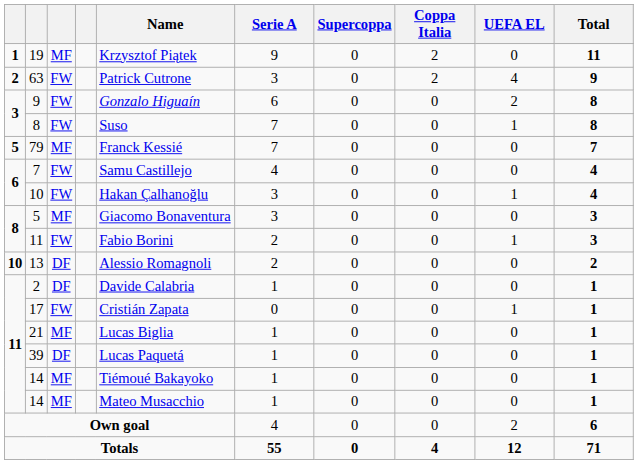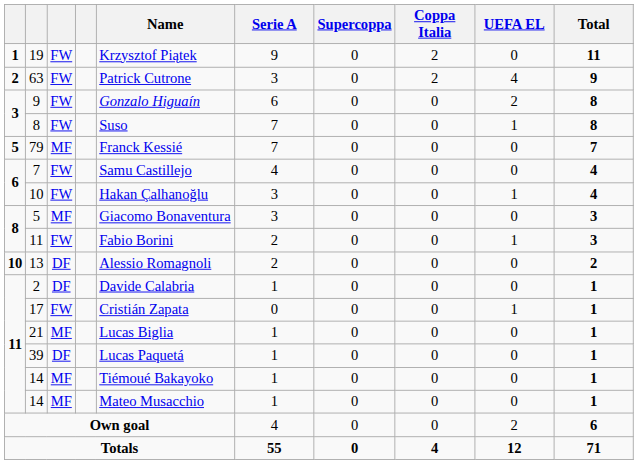(61, 55) MF -> (61, 55) FW
